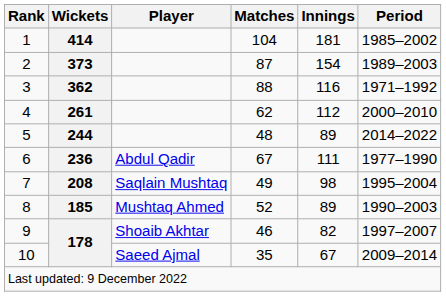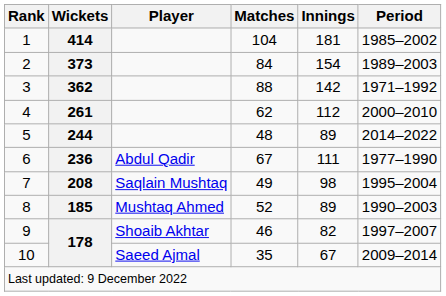(264, 64) 87 -> (264, 64) 84
(328, 87) 116 -> (328, 87) 142
